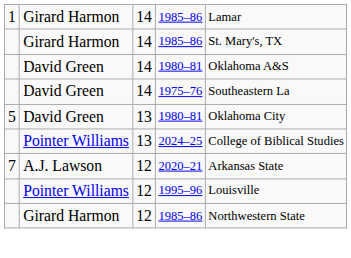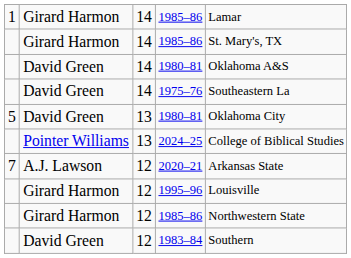(76, 191) Pointer Williams -> (71, 191) Girard Harmon
+ row: (12, 241)
